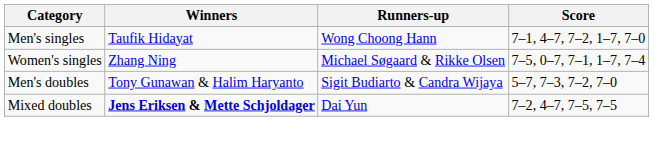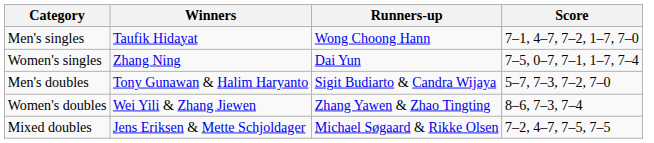(413, 60) Michael Søgaard & Rikke Olsen -> (338, 60) Dai Yun
+ row: (57, 104)
(212, 104) bold -> (209, 127) normal
(344, 104) Dai Yun -> (407, 127) Michael Søgaard & Rikke Olsen
